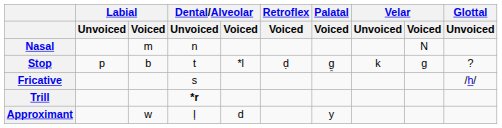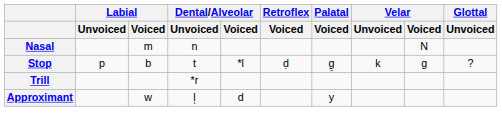- row: (40, 81)
(194, 98) bold -> (194, 81) normal
